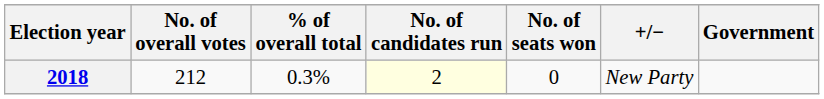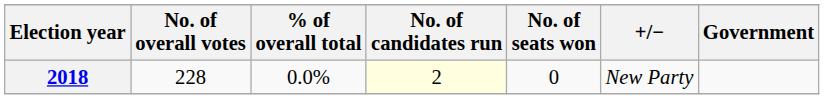(191, 76) 212 -> (191, 76) 228
(308, 76) 0.3% -> (308, 76) 0.0%
